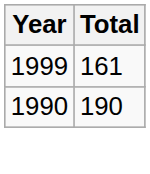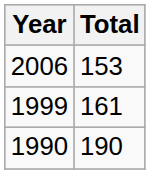+ row: (39, 65)
